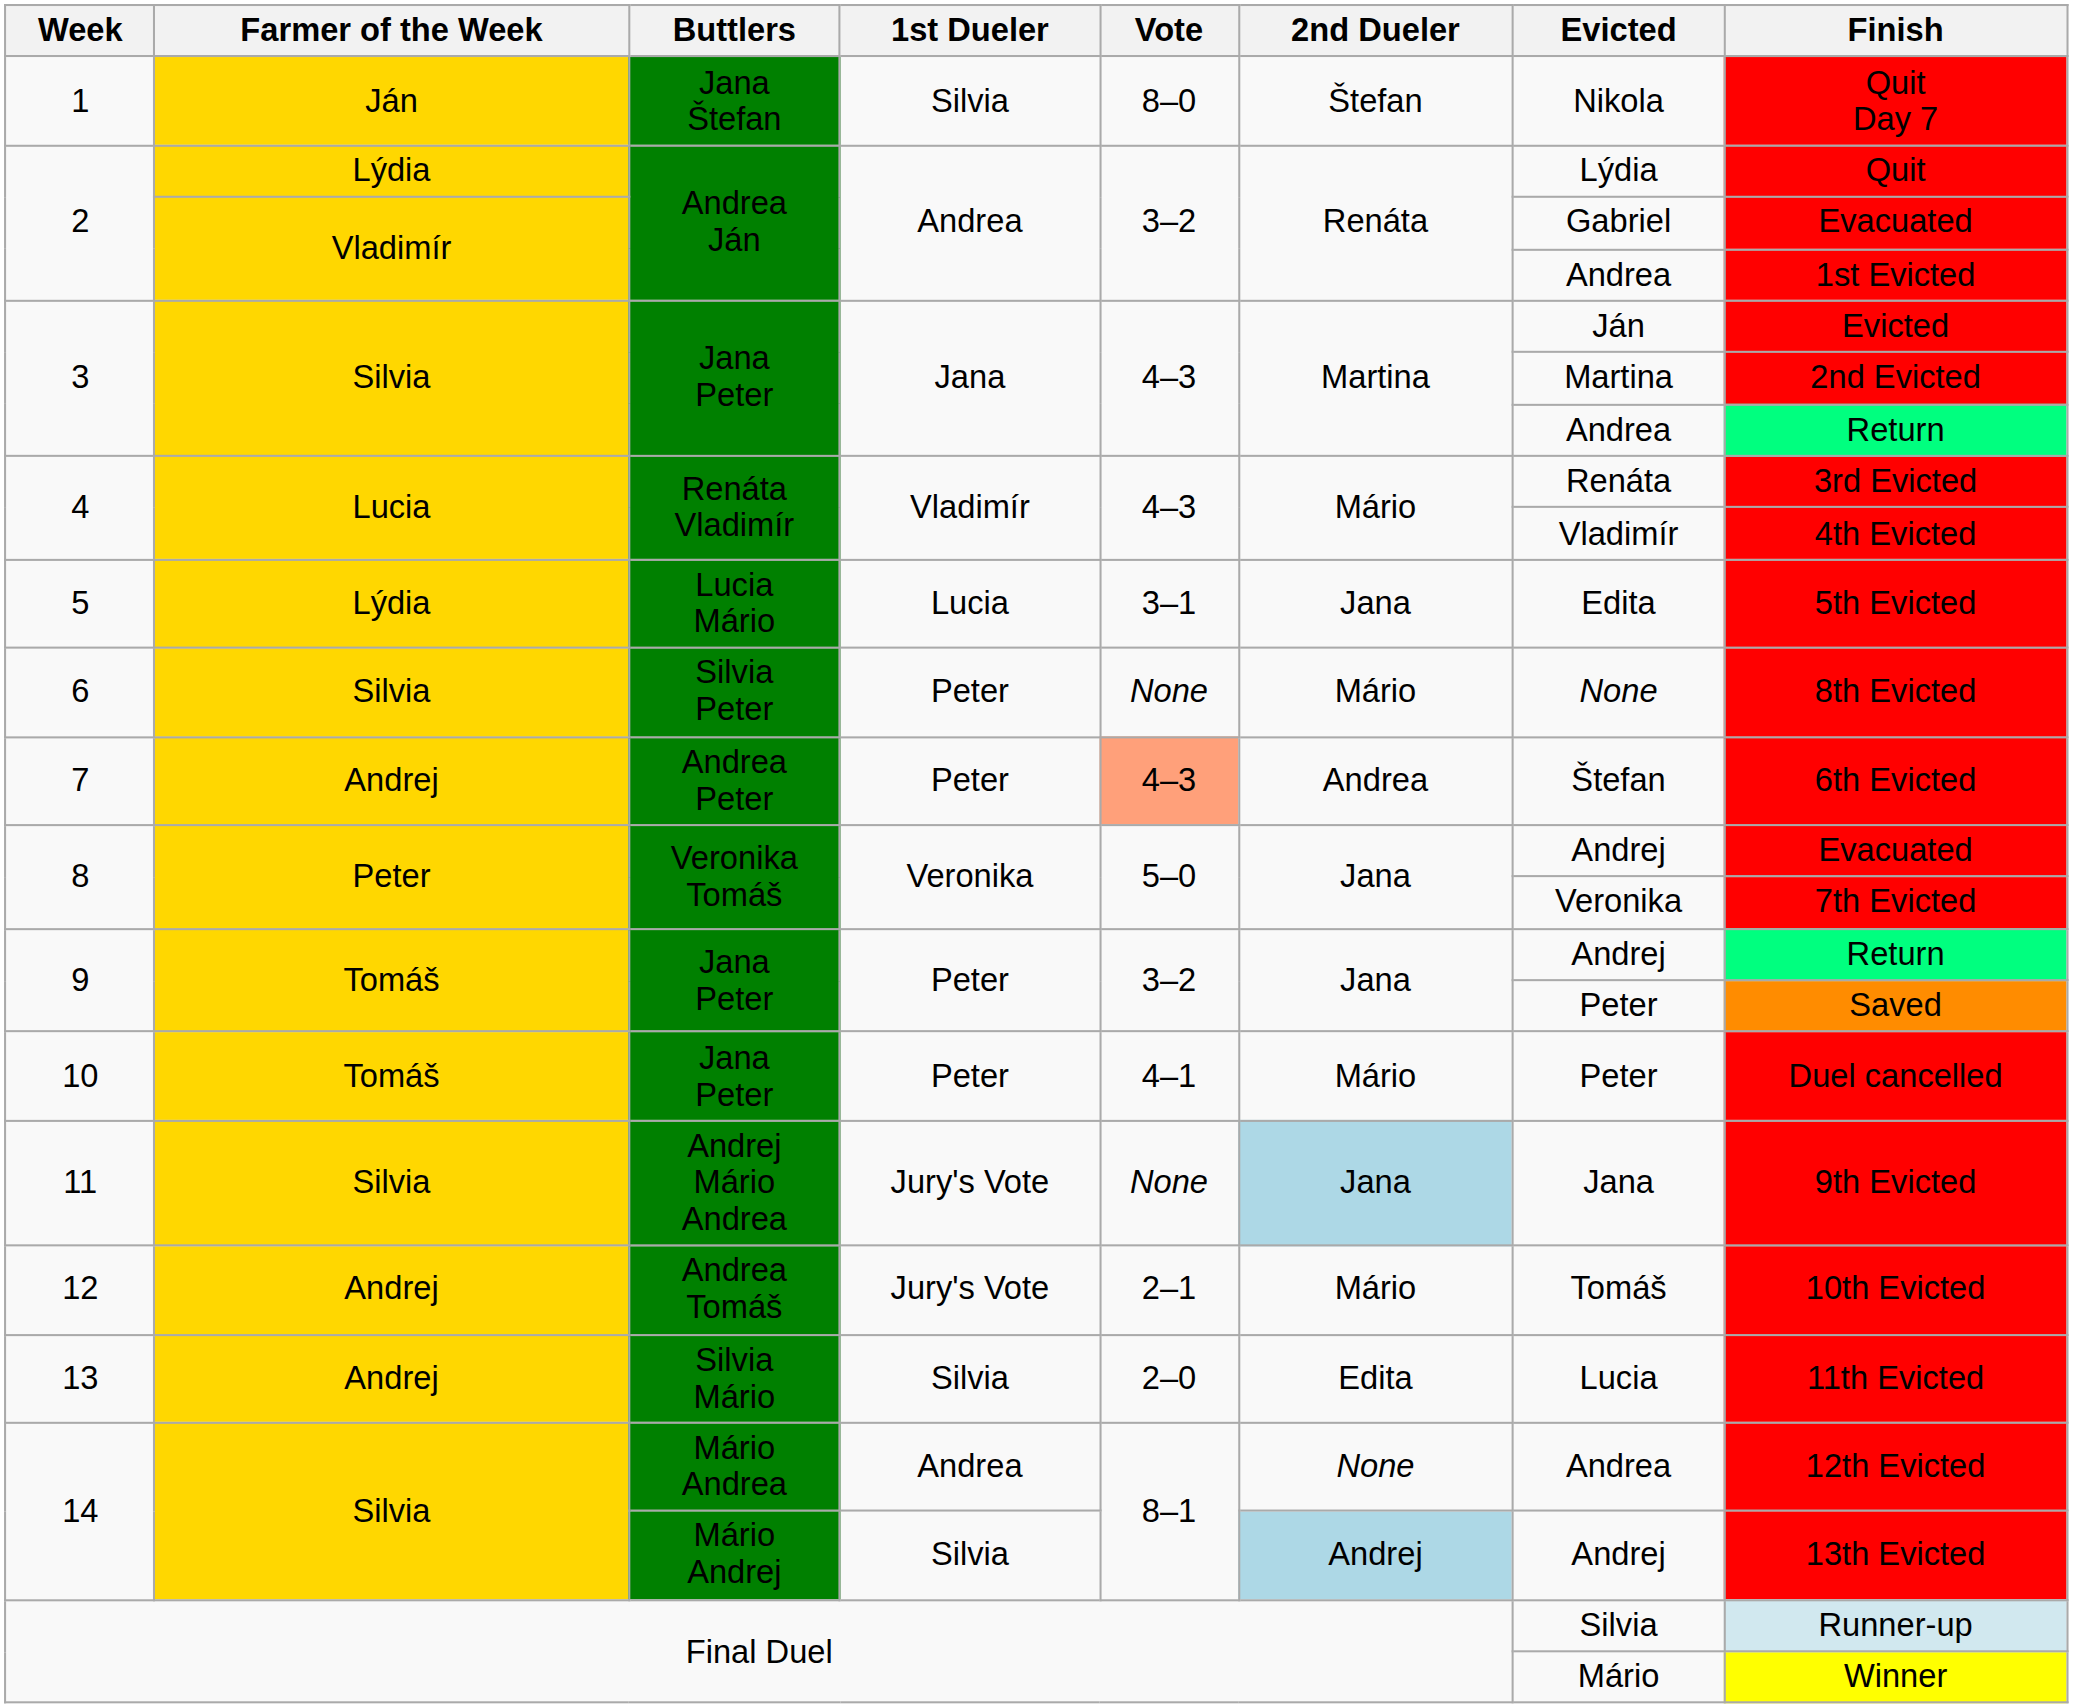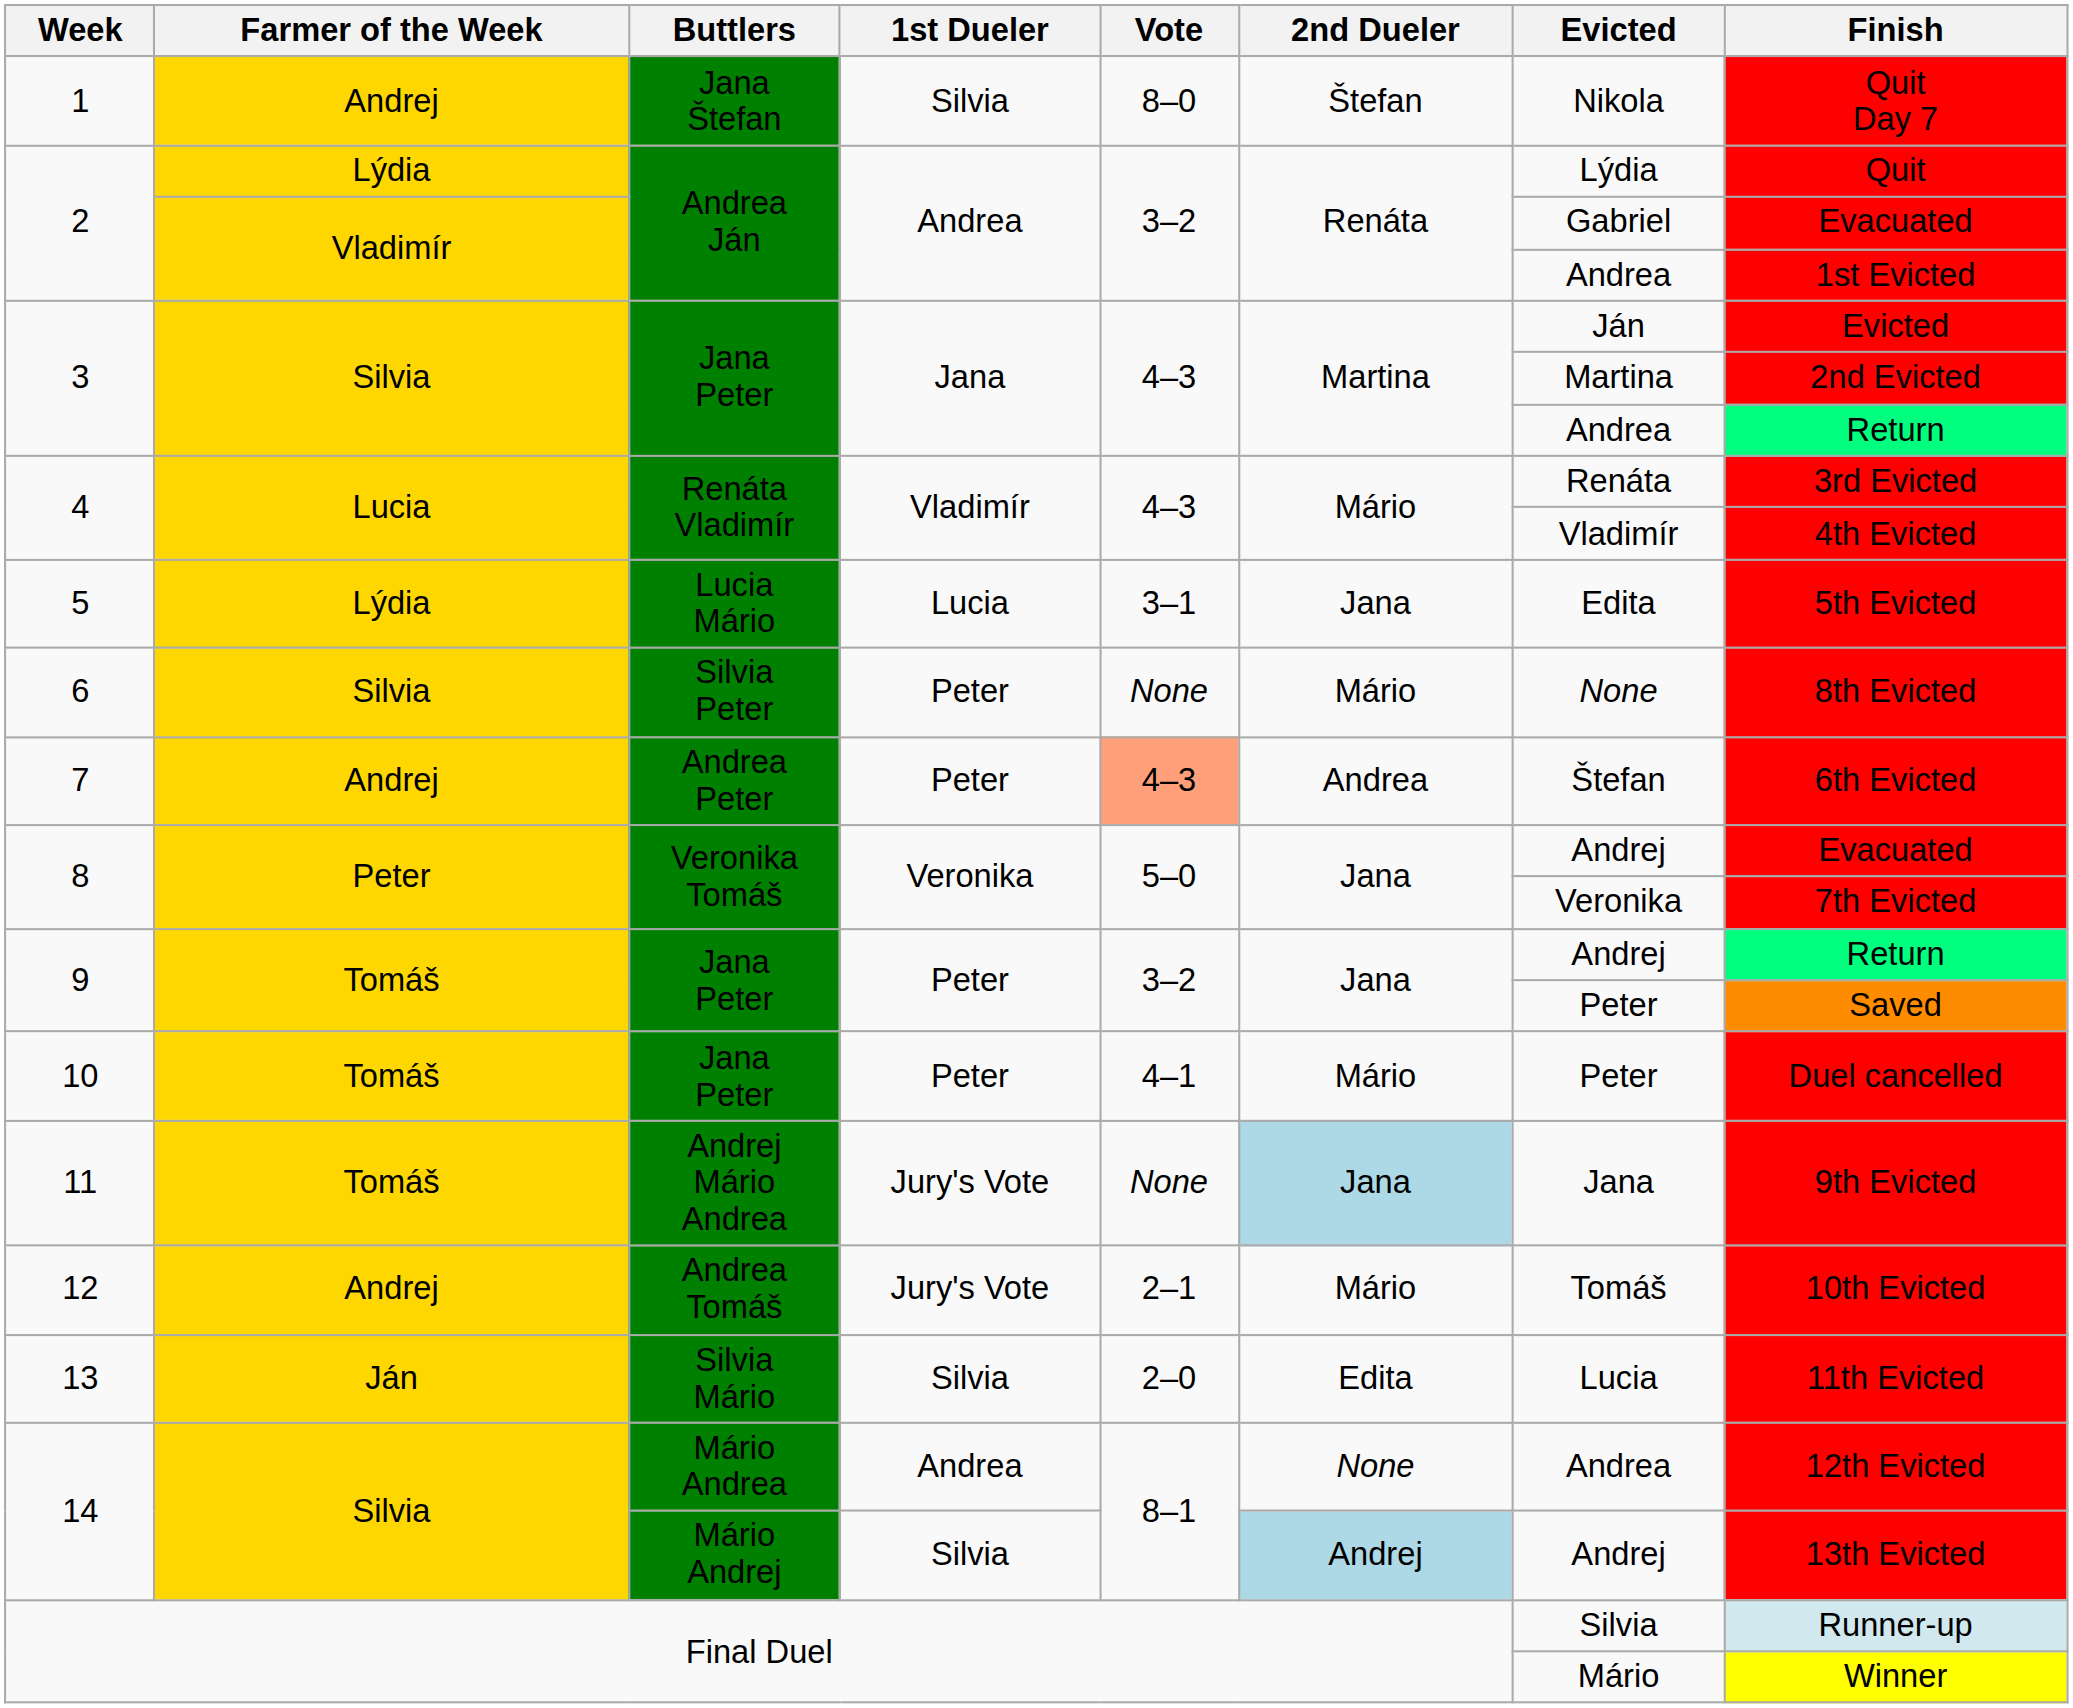(392, 100) Ján -> (392, 100) Andrej
(392, 1182) Silvia -> (392, 1182) Tomáš
(392, 1377) Andrej -> (392, 1377) Ján
